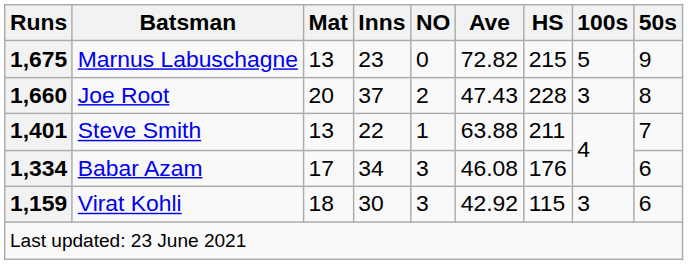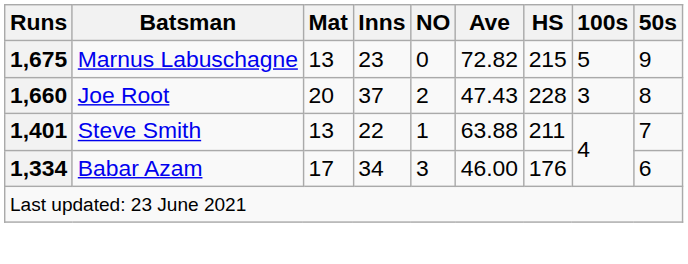(489, 167) 46.08 -> (489, 167) 46.00
- row: (130, 204)
